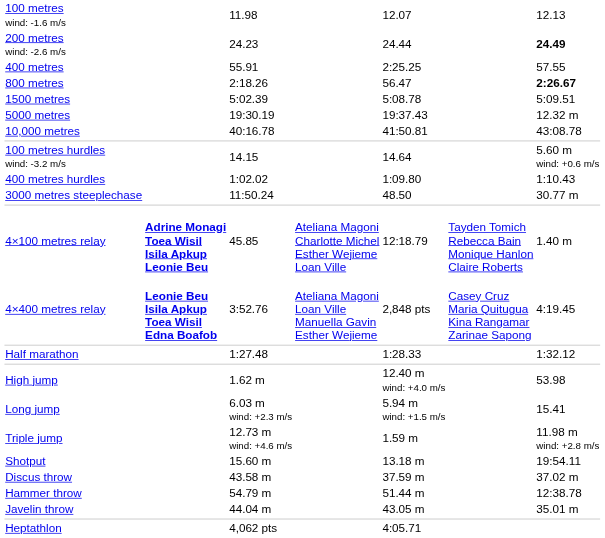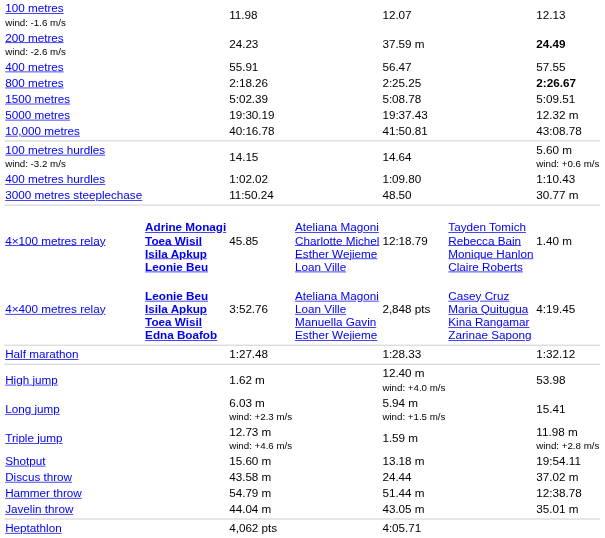(397, 44) 24.44 -> (403, 44) 37.59 m
(402, 67) 2:25.25 -> (397, 67) 56.47
(397, 83) 56.47 -> (402, 83) 2:25.25
(403, 477) 37.59 m -> (397, 477) 24.44
